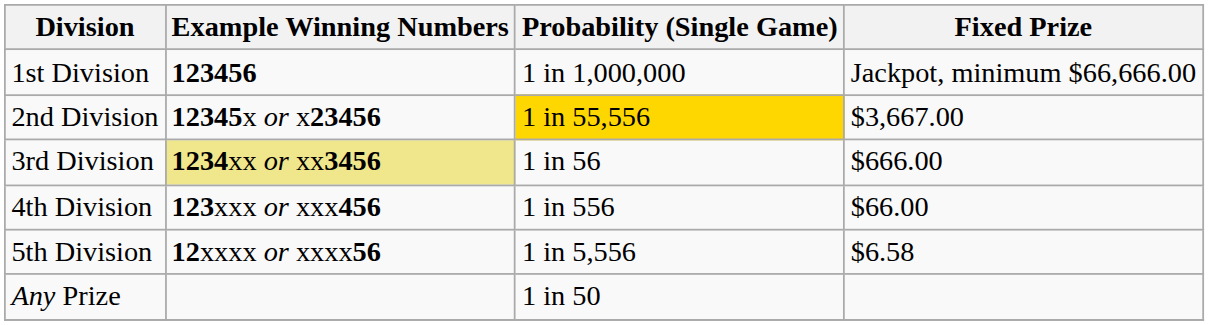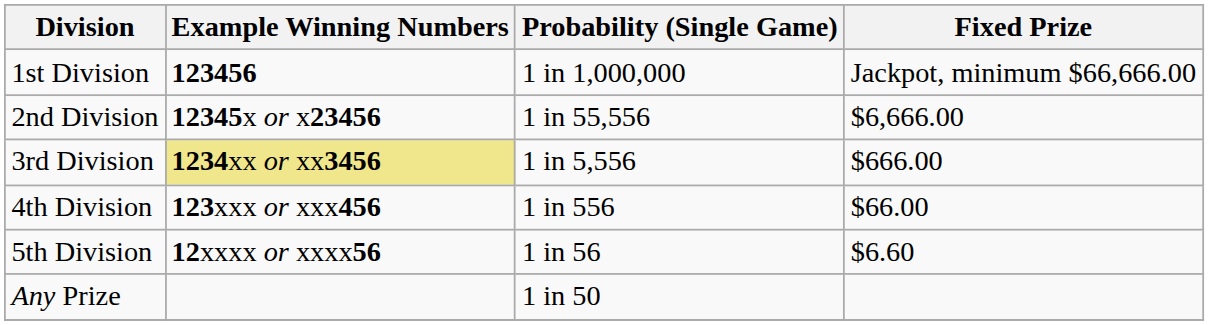(586, 116) gold background -> (586, 116) no background
(907, 116) $3,667.00 -> (907, 116) $6,666.00
(561, 161) 1 in 56 -> (579, 161) 1 in 5,556
(579, 251) 1 in 5,556 -> (561, 251) 1 in 56
(883, 251) $6.58 -> (883, 251) $6.60
